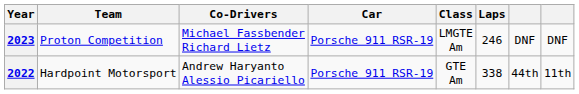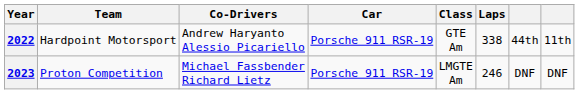rows swapped: (21, 72) <-> (21, 40)
